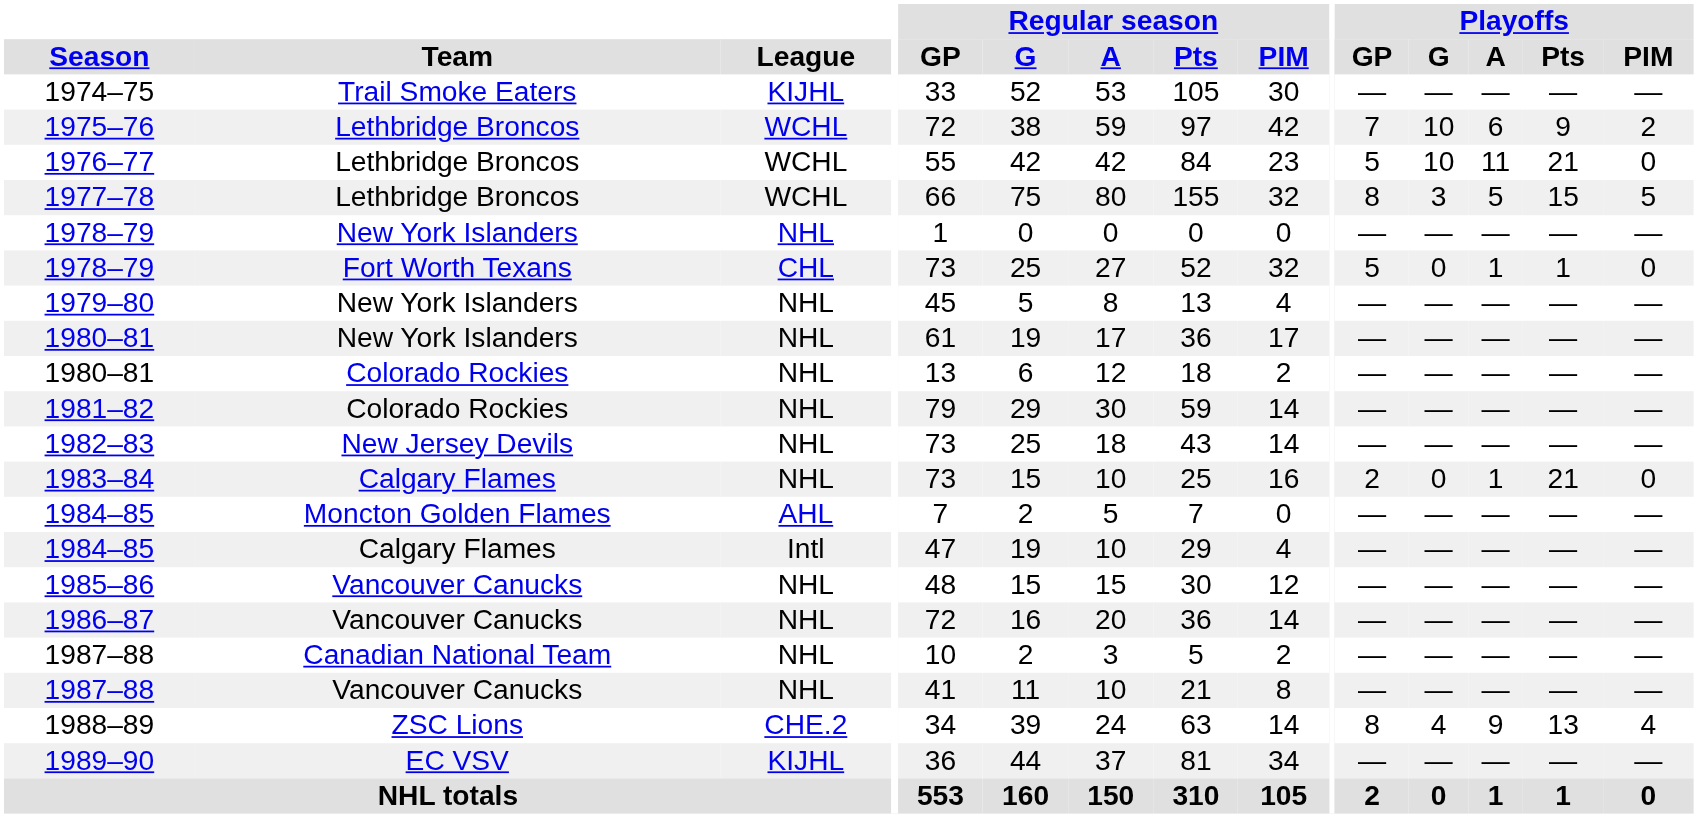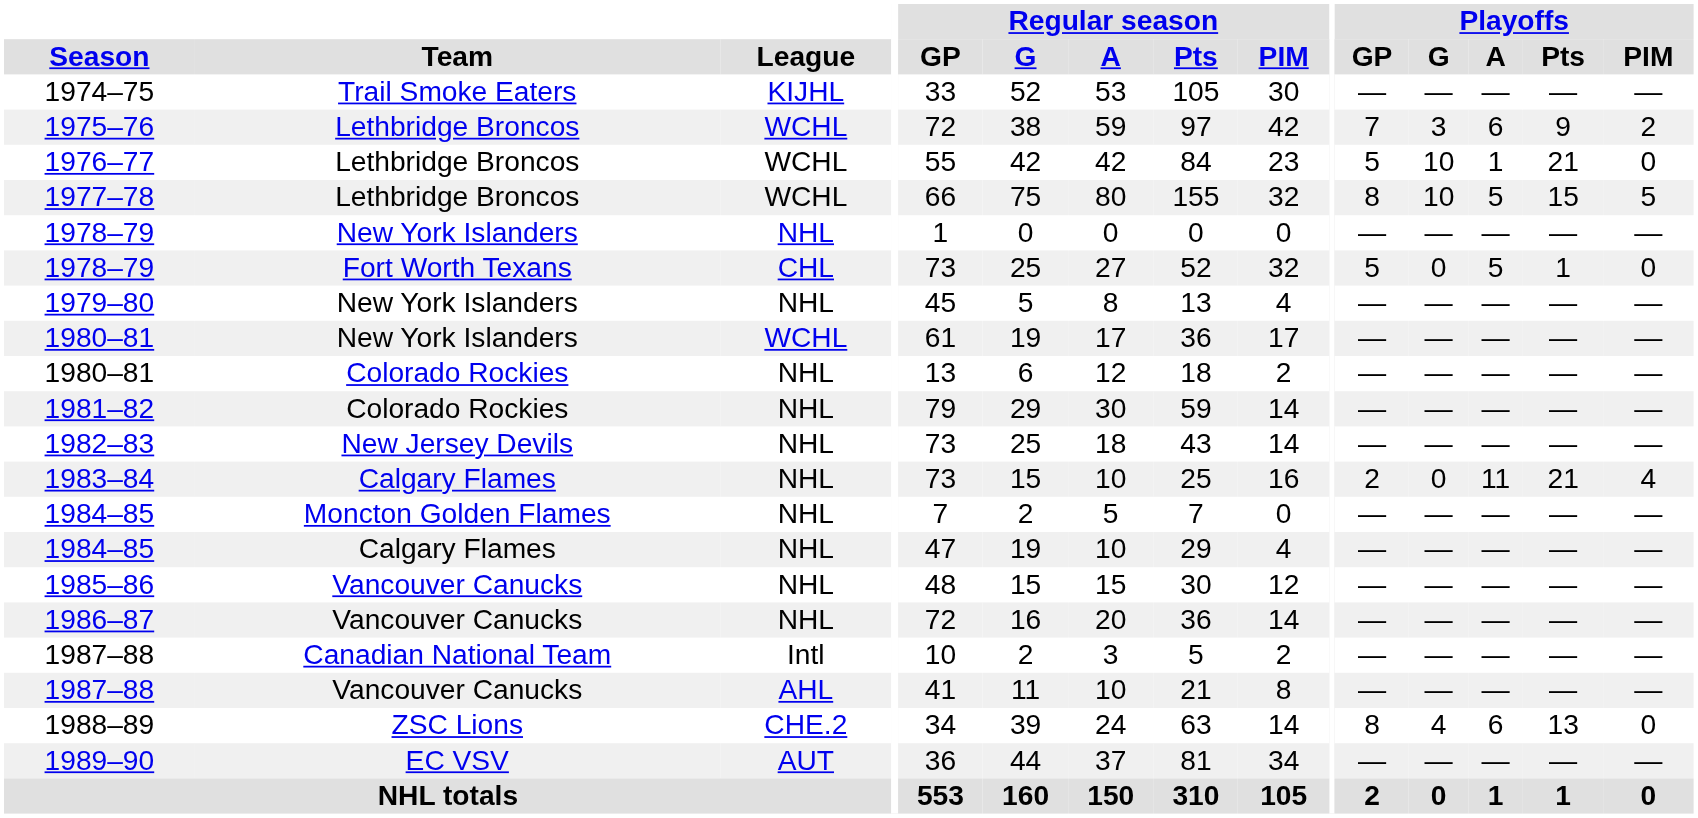(1439, 126) 10 -> (1439, 126) 3
(1496, 162) 11 -> (1496, 162) 1
(1439, 197) 3 -> (1439, 197) 10
(1496, 267) 1 -> (1496, 267) 5
(806, 338) NHL -> (806, 338) WCHL
(1496, 478) 1 -> (1496, 478) 11
(1648, 478) 0 -> (1648, 478) 4
(806, 514) AHL -> (806, 514) NHL
(806, 549) Intl -> (806, 549) NHL
(806, 654) NHL -> (806, 654) Intl
(806, 690) NHL -> (806, 690) AHL
(1496, 725) 9 -> (1496, 725) 6
(1648, 725) 4 -> (1648, 725) 0
(806, 760) KIJHL -> (806, 760) AUT
